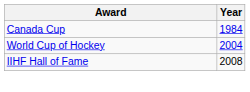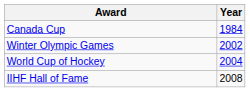+ row: (60, 45)
